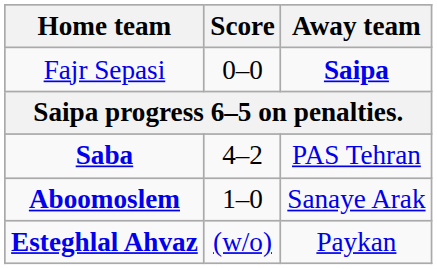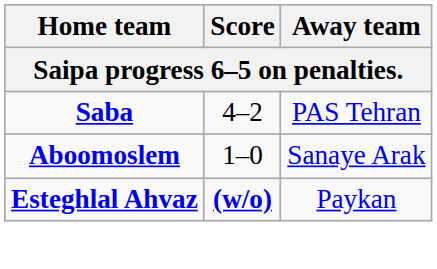- row: (104, 69)
(243, 241) normal -> (243, 198) bold
